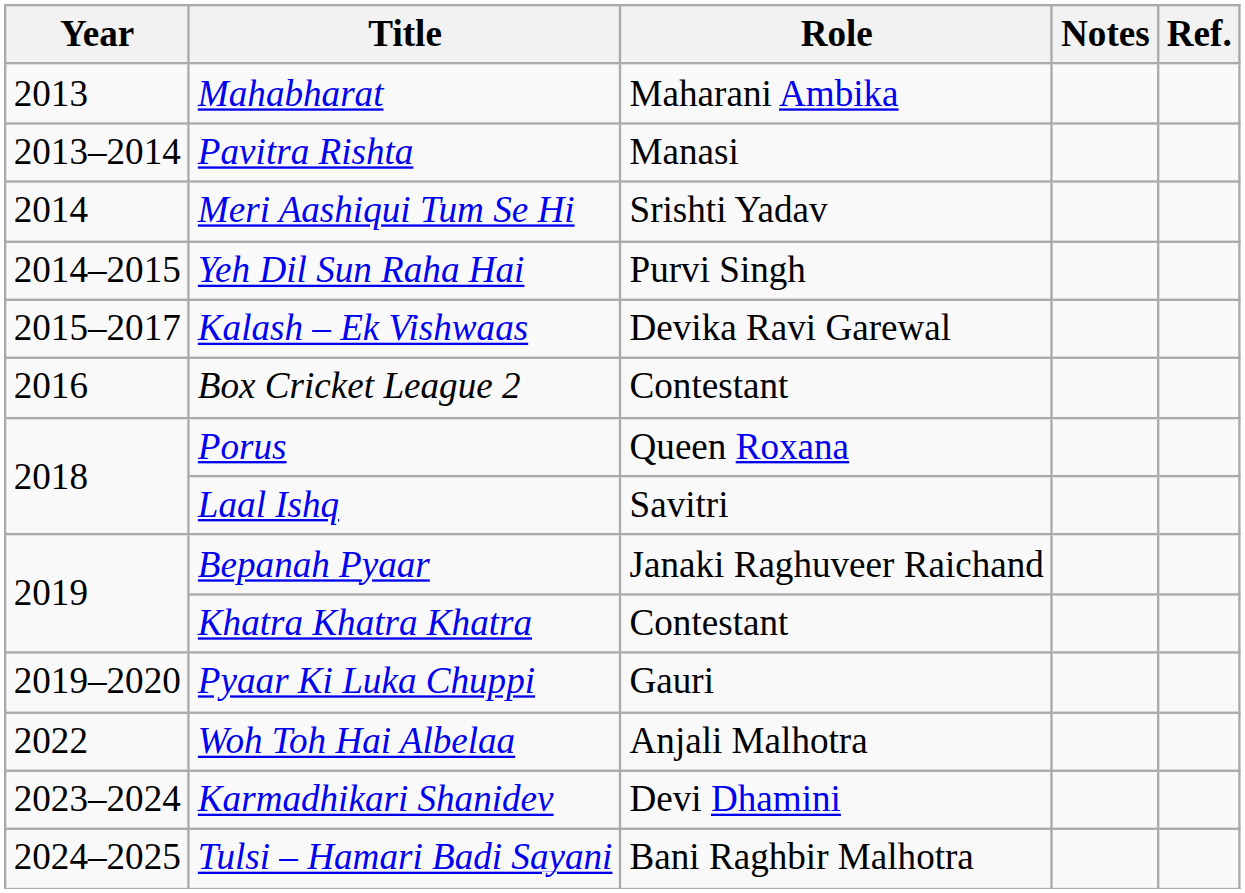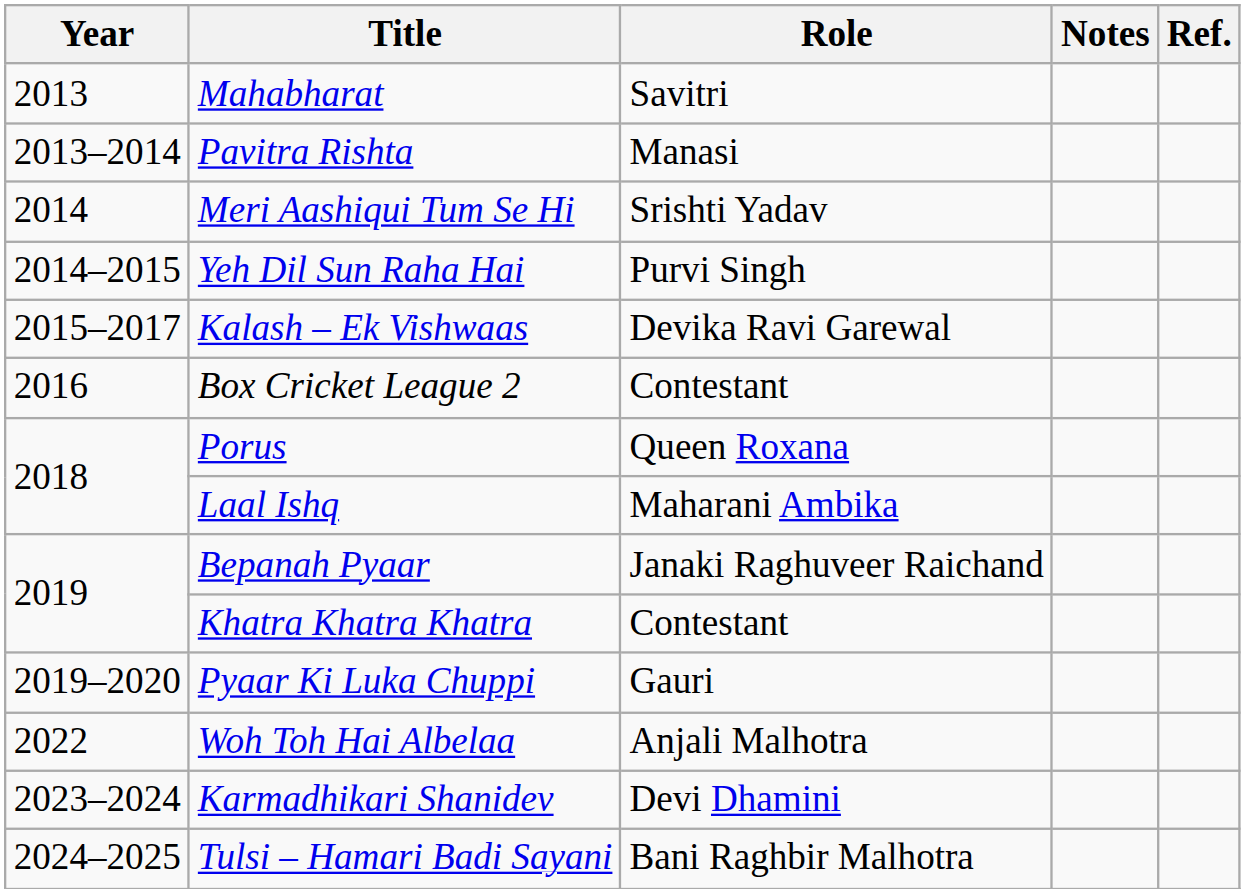(764, 92) Maharani Ambika -> (679, 92) Savitri
(679, 504) Savitri -> (764, 504) Maharani Ambika
